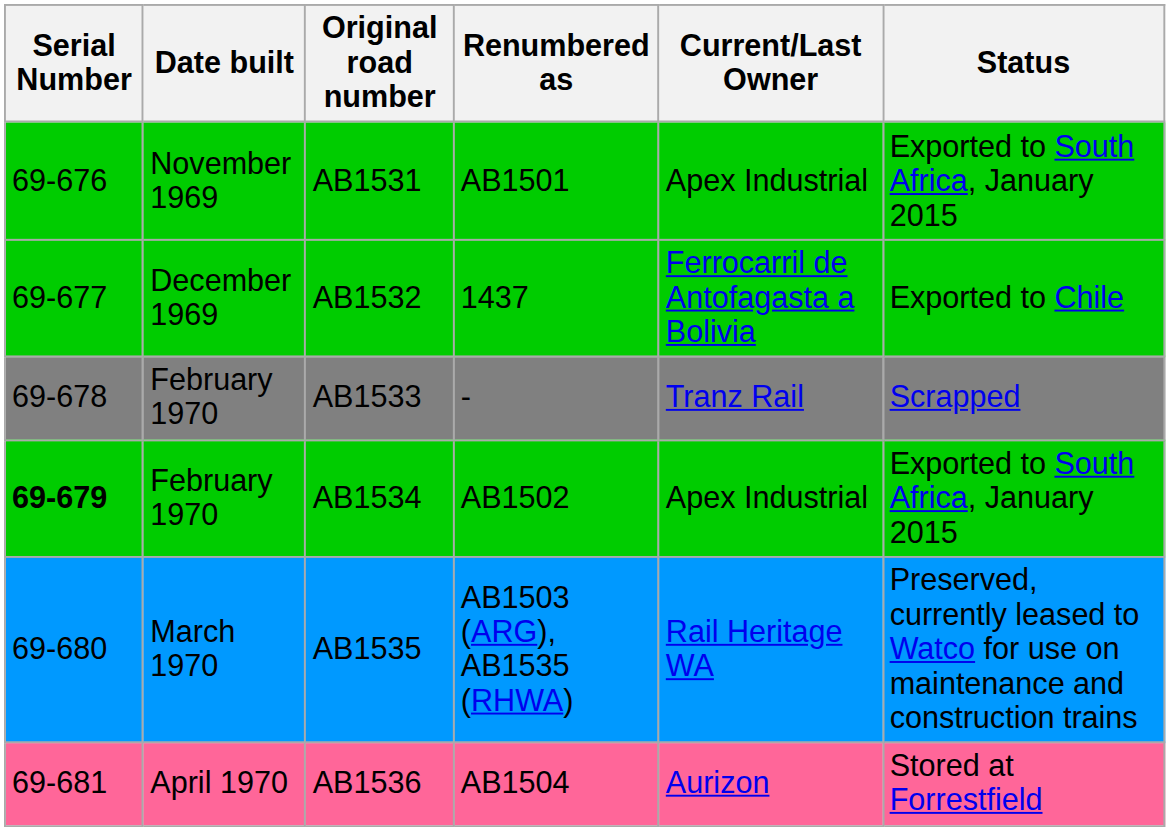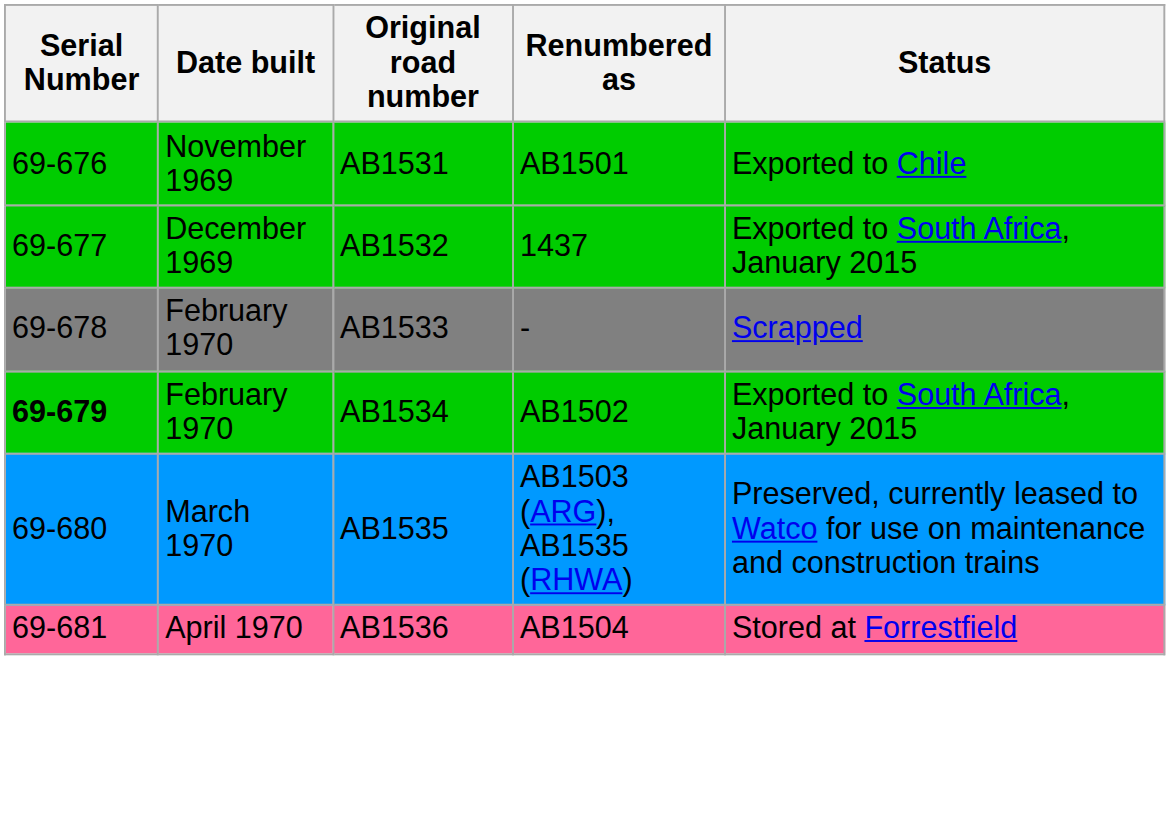- column: (771, 63)
(1012, 180) Exported to South Africa, January 2015 -> (849, 163) Exported to Chile
(1007, 297) Exported to Chile -> (901, 245) Exported to South Africa, January 2015
